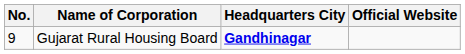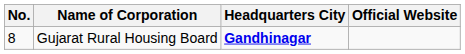(12, 37) 9 -> (12, 37) 8
